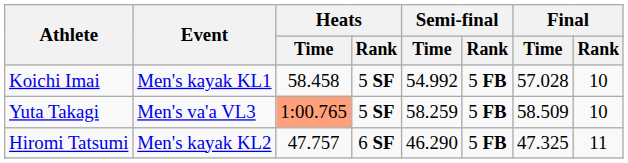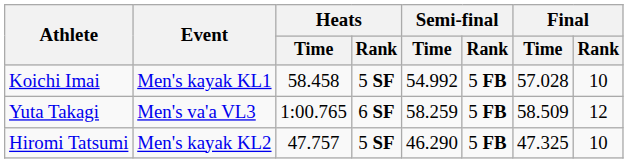(314, 112) lightsalmon background -> (314, 112) no background
(376, 112) 5 SF -> (376, 112) 6 SF
(598, 112) 10 -> (598, 112) 12
(376, 143) 6 SF -> (376, 143) 5 SF
(598, 143) 11 -> (598, 143) 10
